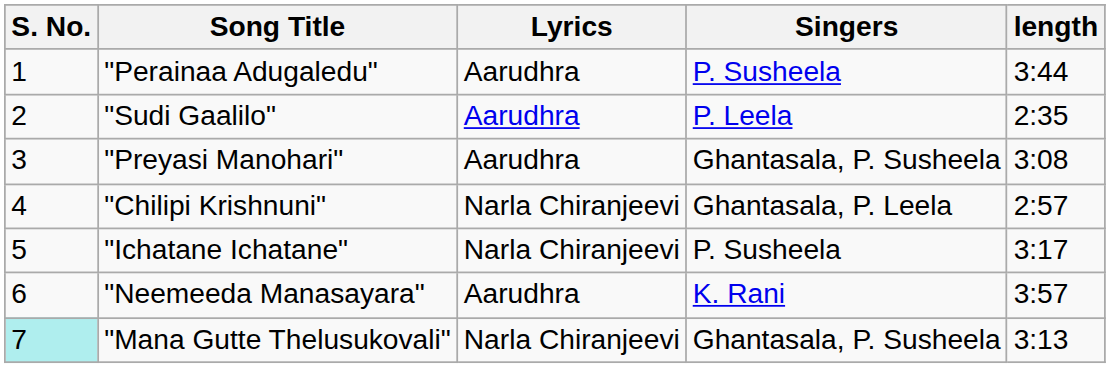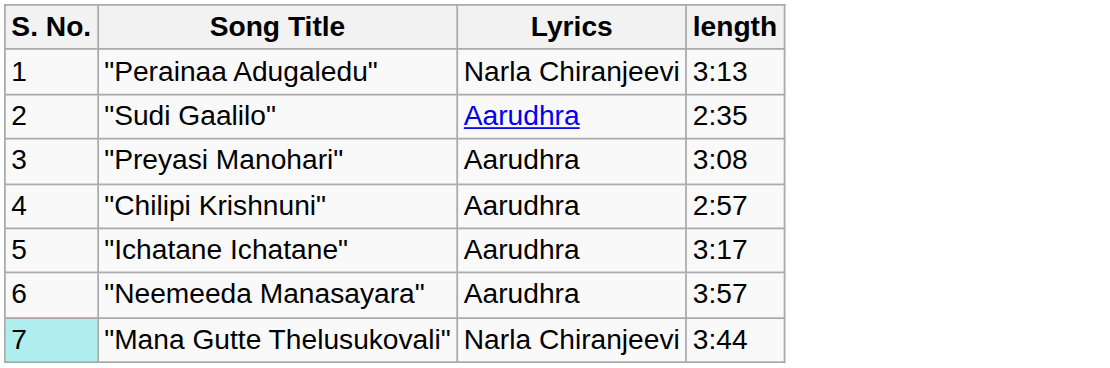- column: (847, 26)
(522, 71) Aarudhra -> (572, 71) Narla Chiranjeevi
(1041, 71) 3:44 -> (720, 71) 3:13
(572, 205) Narla Chiranjeevi -> (522, 205) Aarudhra
(572, 250) Narla Chiranjeevi -> (522, 250) Aarudhra
(1041, 339) 3:13 -> (720, 339) 3:44
